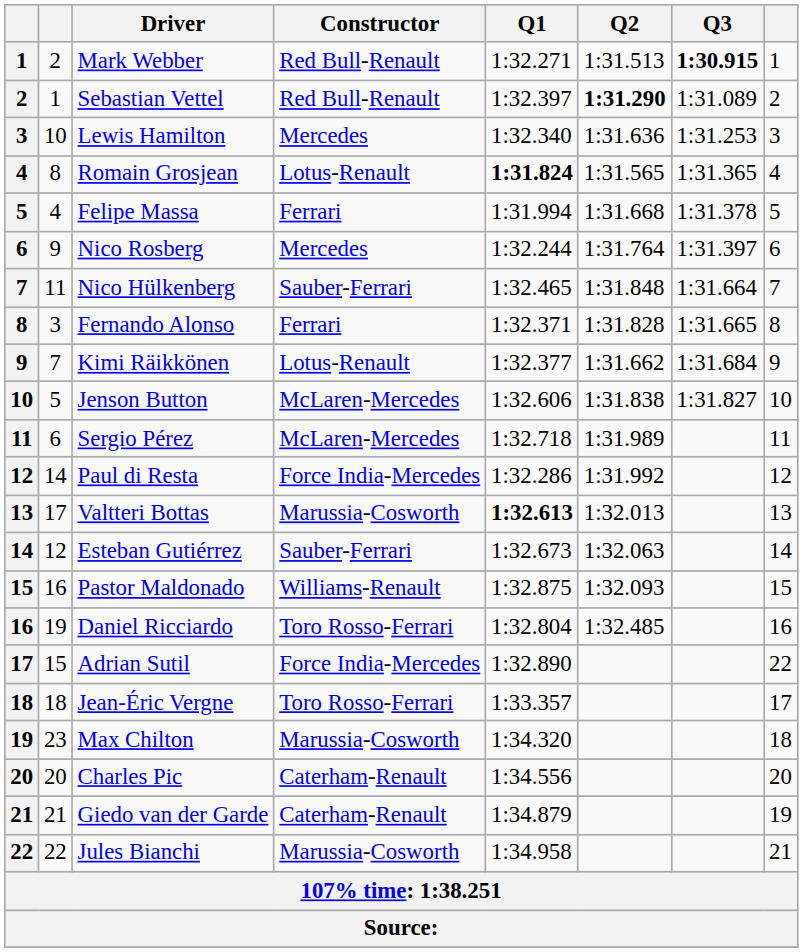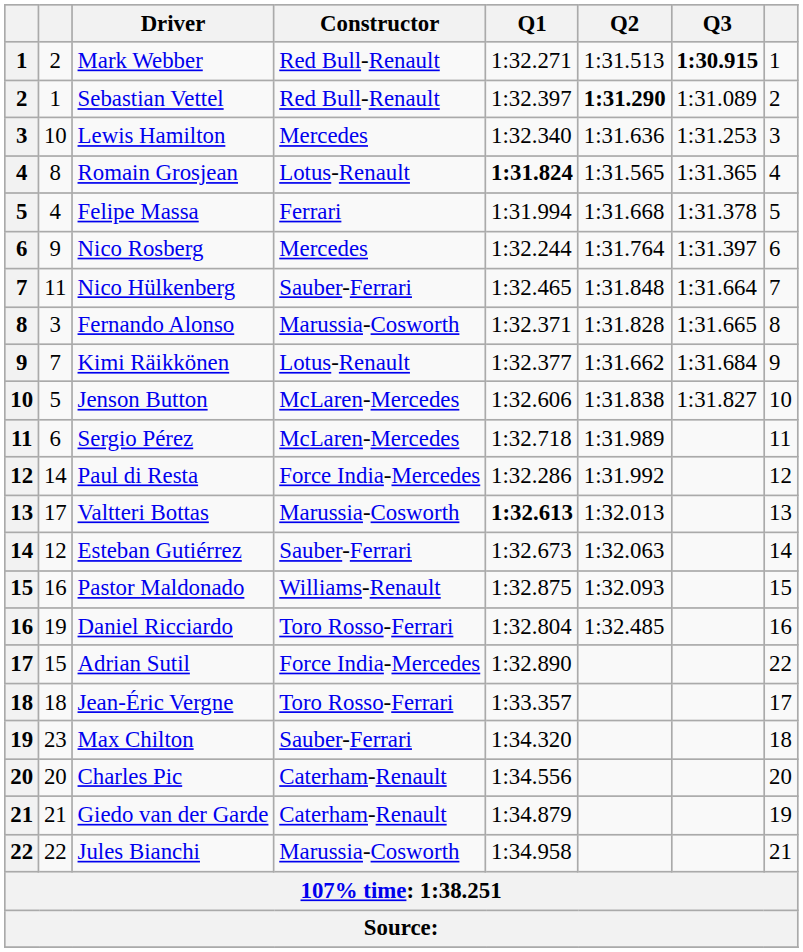(310, 324) Ferrari -> (369, 324) Marussia-Cosworth
(369, 739) Marussia-Cosworth -> (346, 739) Sauber-Ferrari
